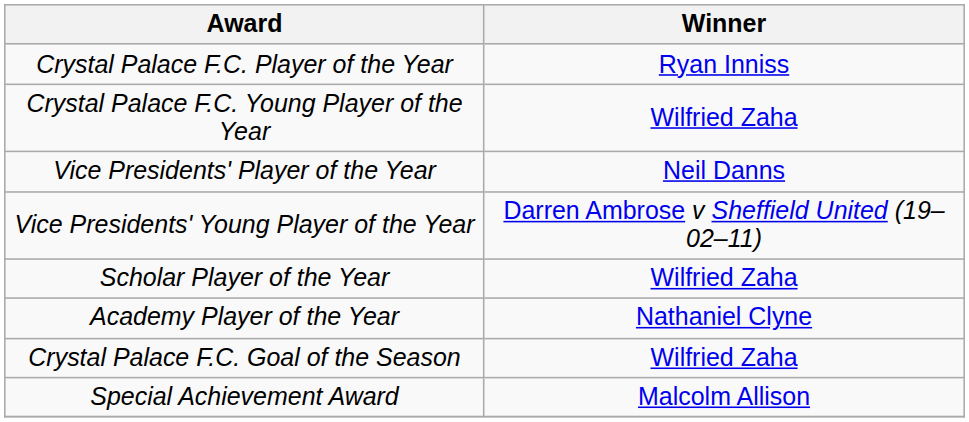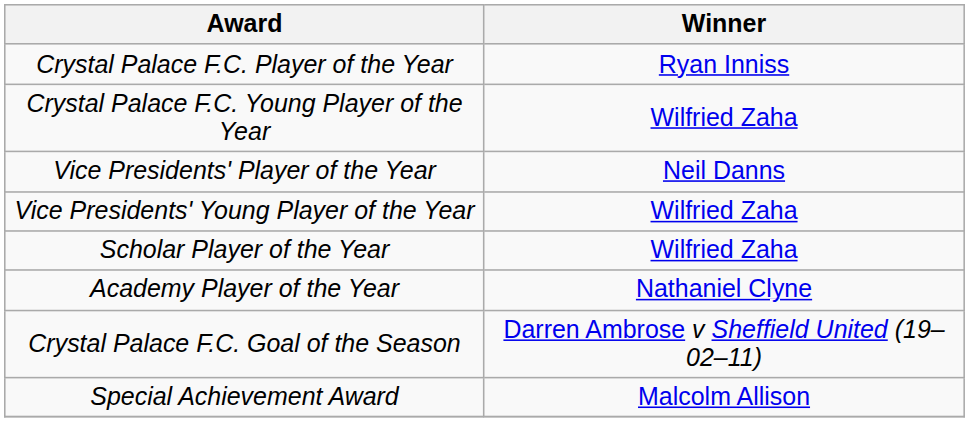(724, 224) Darren Ambrose v Sheffield United (19–02–11) -> (724, 210) Wilfried Zaha
(724, 357) Wilfried Zaha -> (724, 343) Darren Ambrose v Sheffield United (19–02–11)
